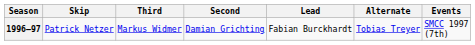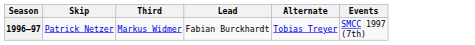- column: (225, 11)
